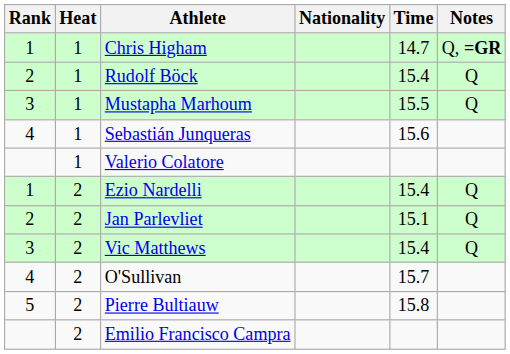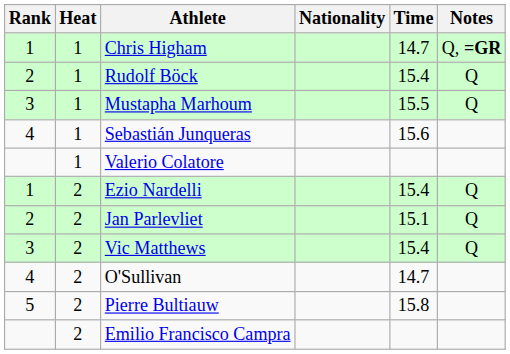(414, 276) 15.7 -> (414, 276) 14.7
